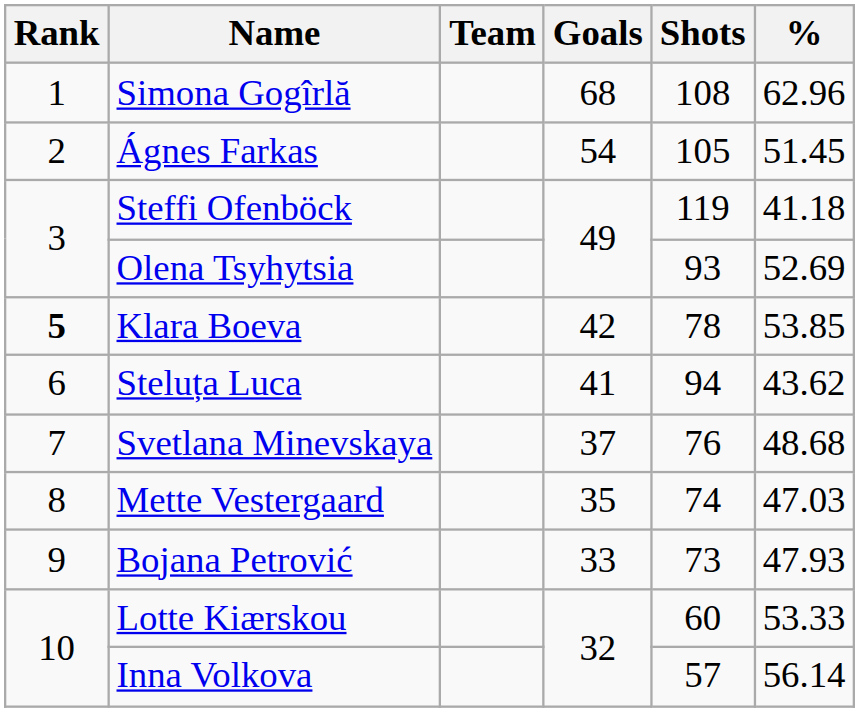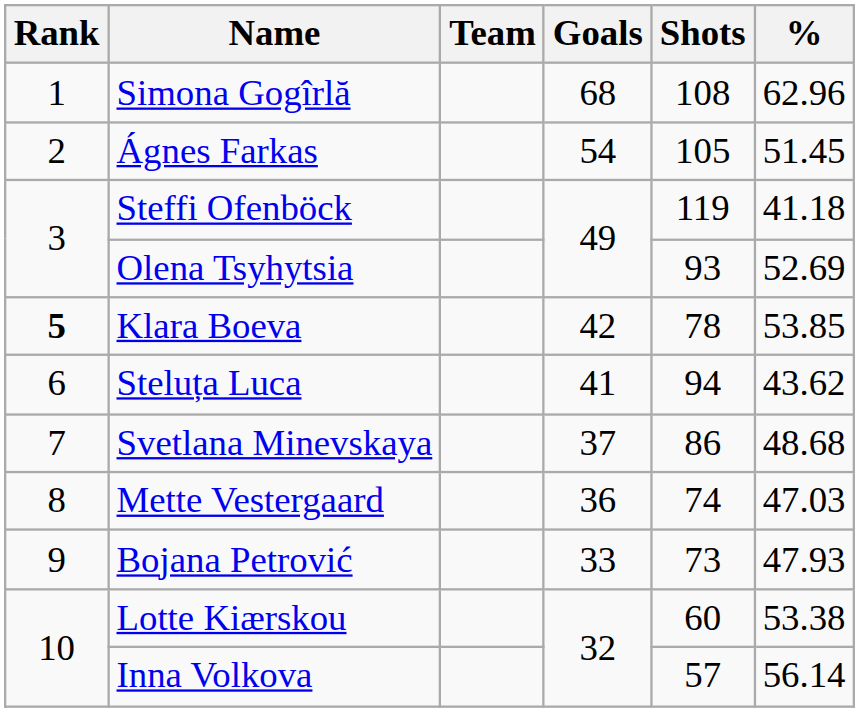(703, 442) 76 -> (703, 442) 86
(598, 500) 35 -> (598, 500) 36
(804, 617) 53.33 -> (804, 617) 53.38
